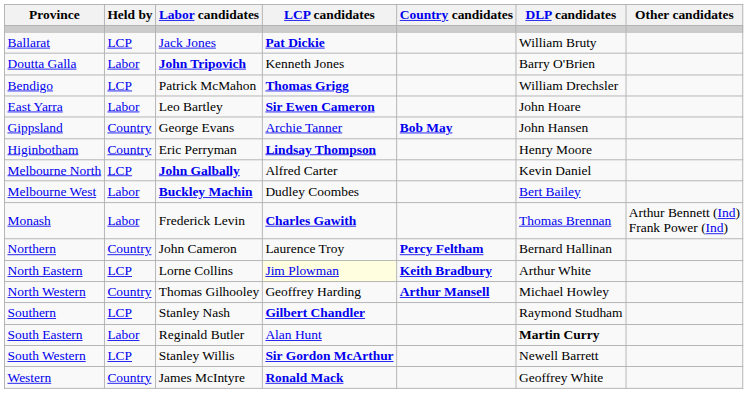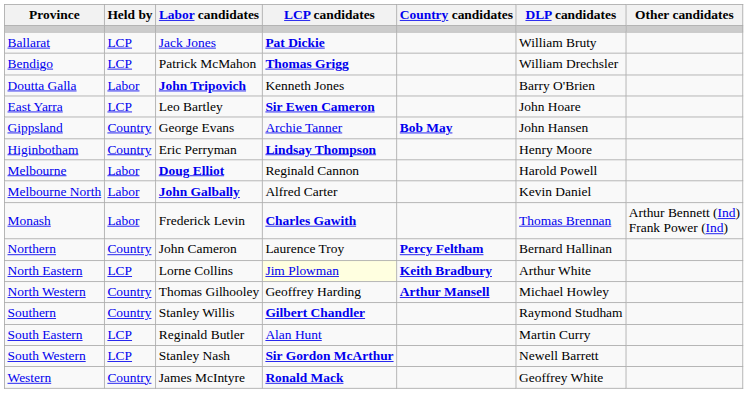rows swapped: (30, 85) <-> (42, 63)
(123, 106) Labor -> (120, 106) LCP
+ row: (37, 170)
(120, 170) LCP -> (123, 191) Labor
- row: (52, 191)
(120, 313) LCP -> (129, 313) Country
(194, 313) Stanley Nash -> (197, 313) Stanley Willis
(123, 334) Labor -> (120, 334) LCP
(559, 334) bold -> (555, 334) normal
(197, 356) Stanley Willis -> (194, 356) Stanley Nash
